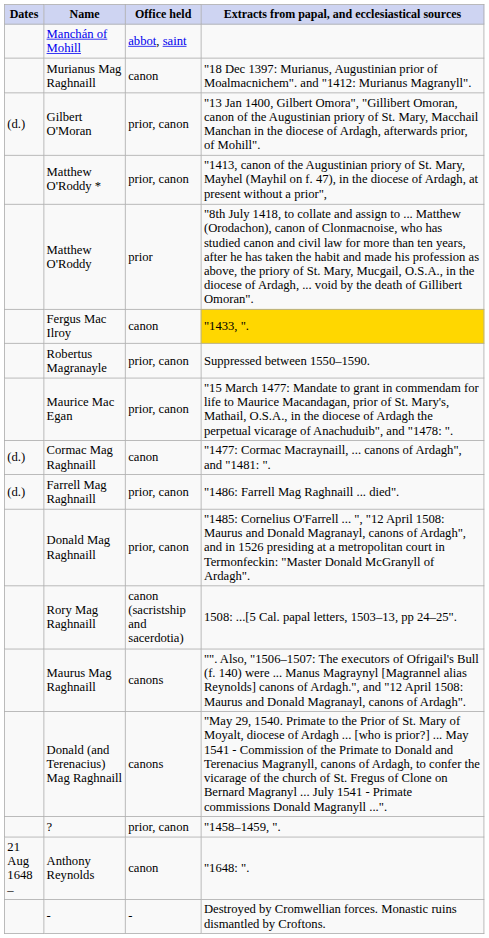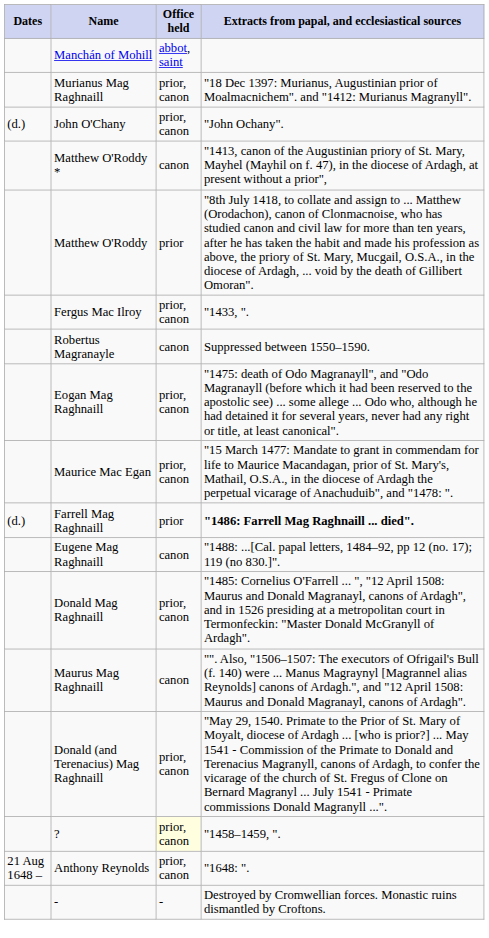(143, 75) canon -> (174, 89) prior, canon
+ row: (90, 124)
- row: (69, 124)
(159, 179) prior, canon -> (174, 165) canon
(143, 326) canon -> (174, 312) prior, canon
(226, 326) gold background -> (226, 312) no background
(159, 360) prior, canon -> (174, 346) canon
+ row: (83, 402)
- row: (80, 457)
(159, 492) prior, canon -> (171, 520) prior
(302, 492) normal -> (309, 520) bold
+ row: (86, 554)
- row: (72, 617)
(146, 680) canons -> (174, 680) canon
(146, 764) canons -> (174, 764) prior, canon
(159, 826) no background -> (174, 834) lightyellow background
(143, 868) canon -> (174, 868) prior, canon
